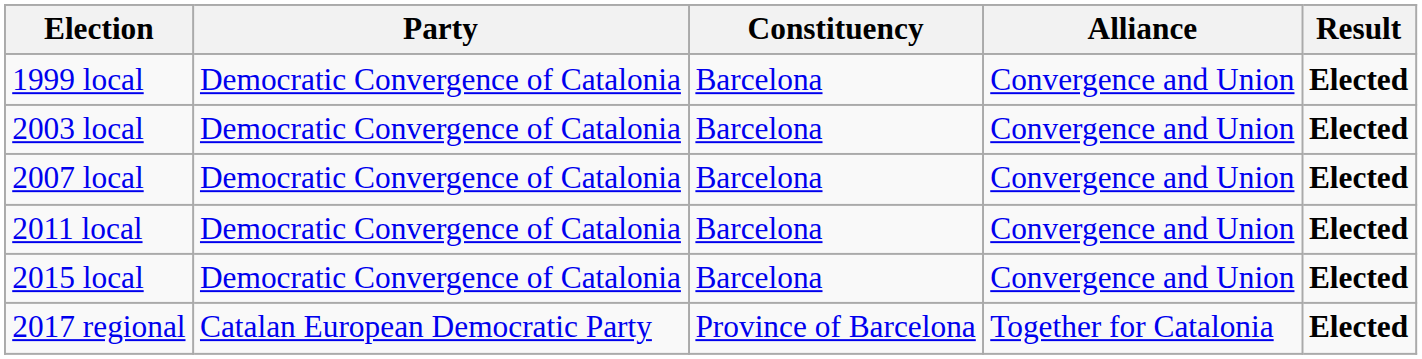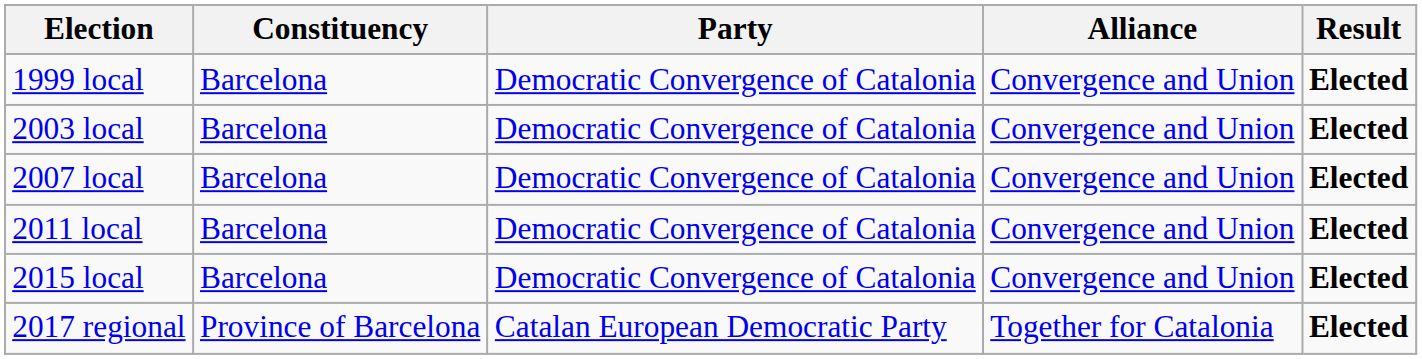columns swapped: (836, 29) <-> (440, 29)
